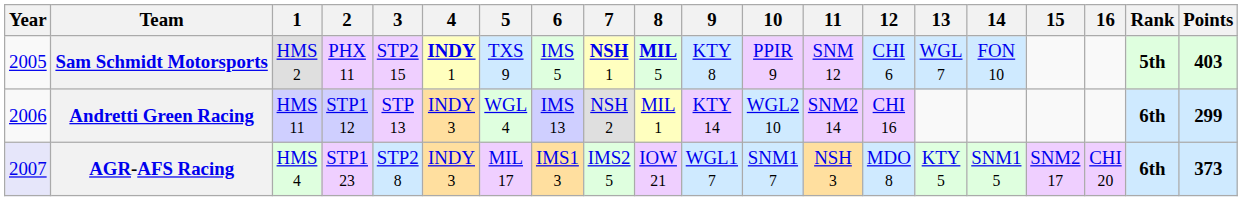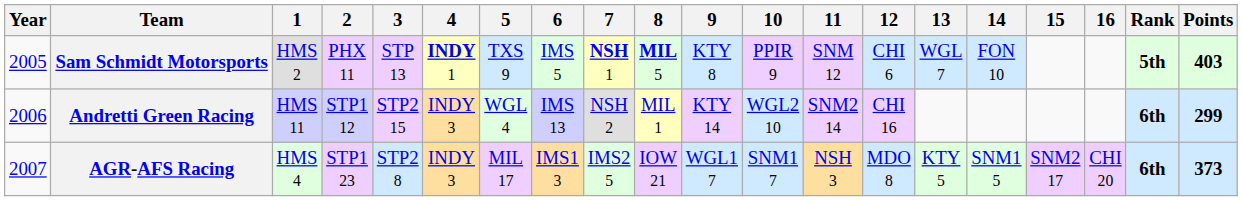(398, 62) STP2 15 -> (398, 62) STP 13
(398, 115) STP 13 -> (398, 115) STP2 15
(28, 169) lavender background -> (28, 169) no background
